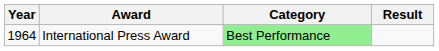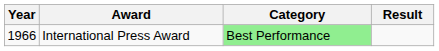(22, 35) 1964 -> (22, 35) 1966
